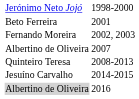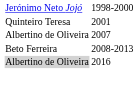(31, 21) Beto Ferreira -> (38, 21) Quinteiro Teresa
- row: (113, 35)
(38, 62) Quinteiro Teresa -> (31, 48) Beto Ferreira
- row: (112, 75)
